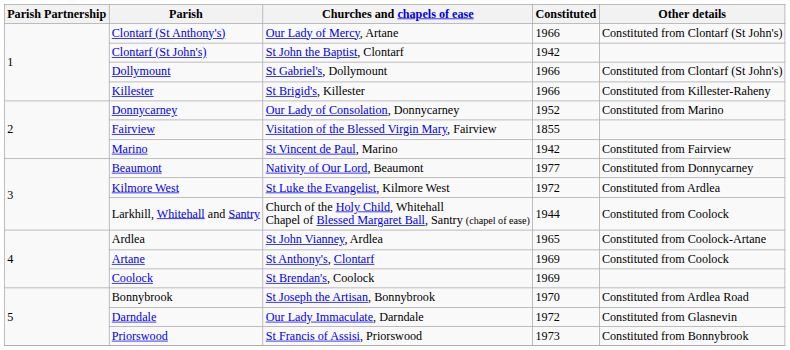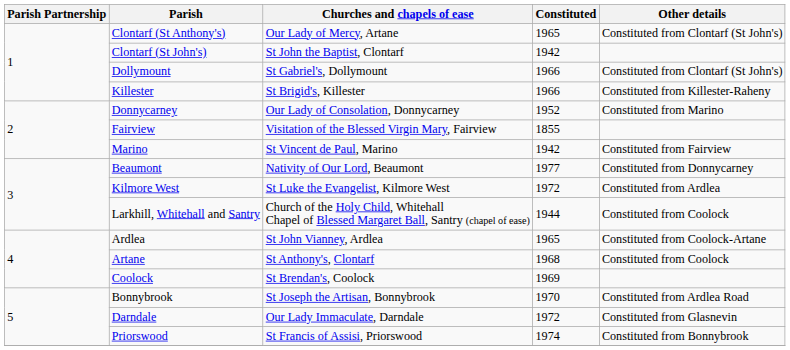(548, 33) 1966 -> (548, 33) 1965
(548, 259) 1969 -> (548, 259) 1968
(548, 336) 1973 -> (548, 336) 1974
